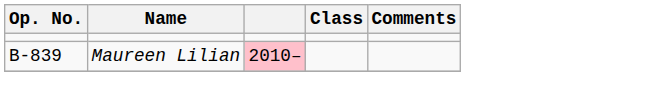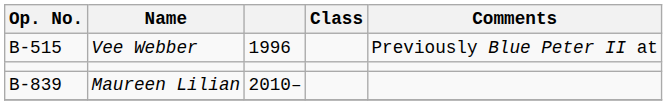+ row: (35, 48)
(275, 56) pink background -> (275, 85) no background
